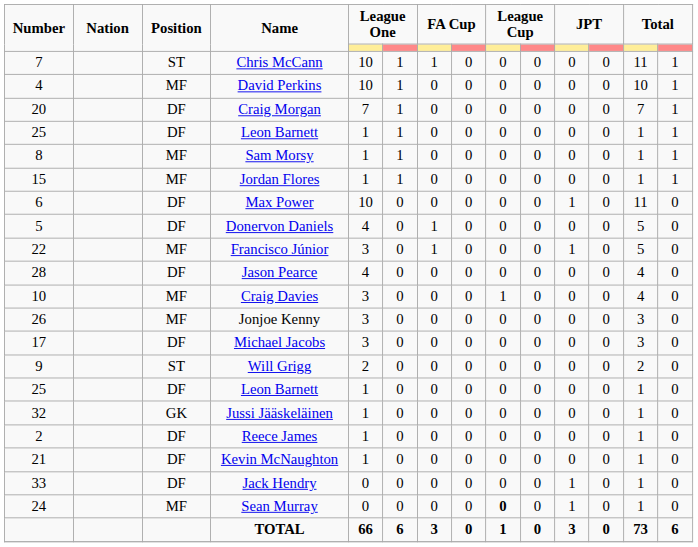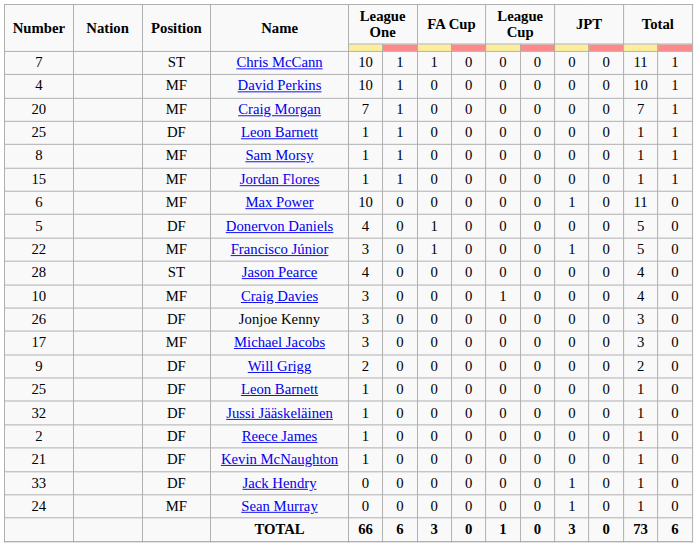(176, 109) DF -> (176, 109) MF
(176, 202) DF -> (176, 202) MF
(176, 272) DF -> (176, 272) ST
(176, 319) MF -> (176, 319) DF
(176, 343) DF -> (176, 343) MF
(176, 366) ST -> (176, 366) DF
(176, 413) GK -> (176, 413) DF
(503, 506) bold -> (503, 506) normal
